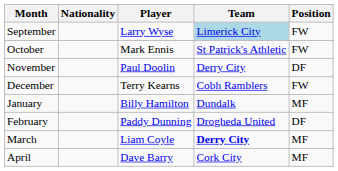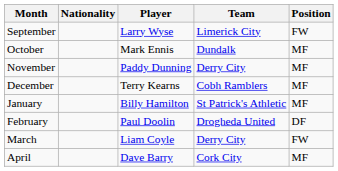(229, 31) lightblue background -> (229, 31) no background
(241, 49) St Patrick's Athletic -> (216, 49) Dundalk
(300, 49) FW -> (300, 49) MF
(148, 67) Paul Doolin -> (156, 67) Paddy Dunning
(299, 67) DF -> (300, 67) MF
(300, 85) FW -> (300, 85) MF
(216, 103) Dundalk -> (241, 103) St Patrick's Athletic
(156, 121) Paddy Dunning -> (148, 121) Paul Doolin
(223, 139) bold -> (221, 139) normal
(300, 139) MF -> (300, 139) FW
